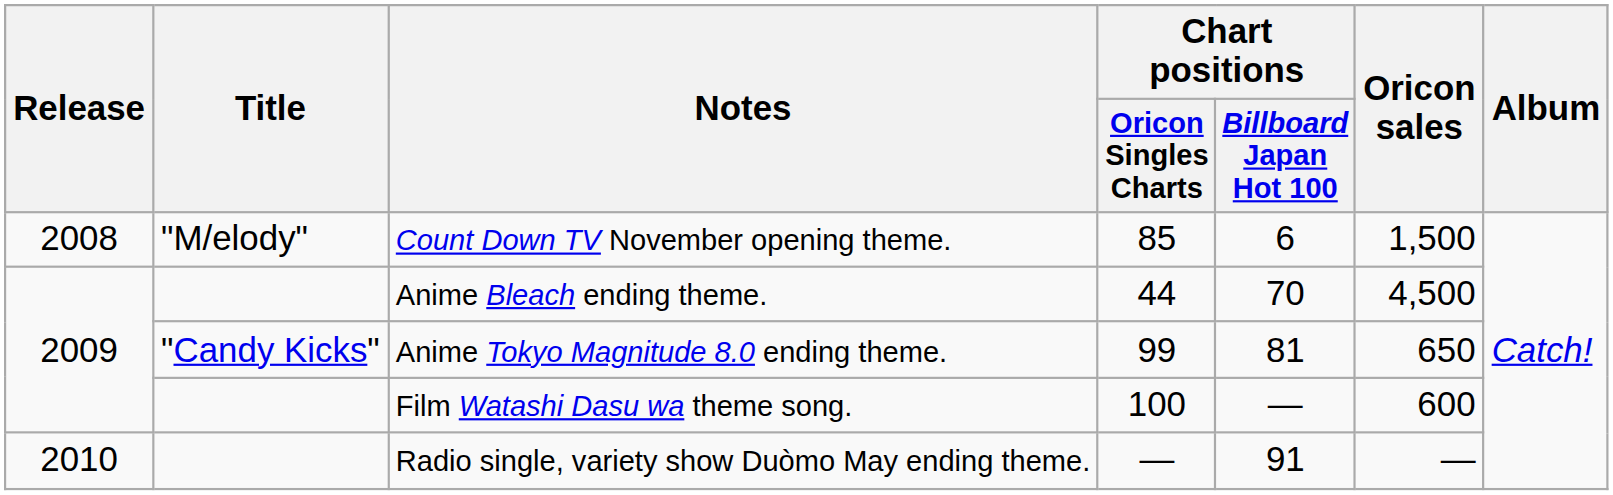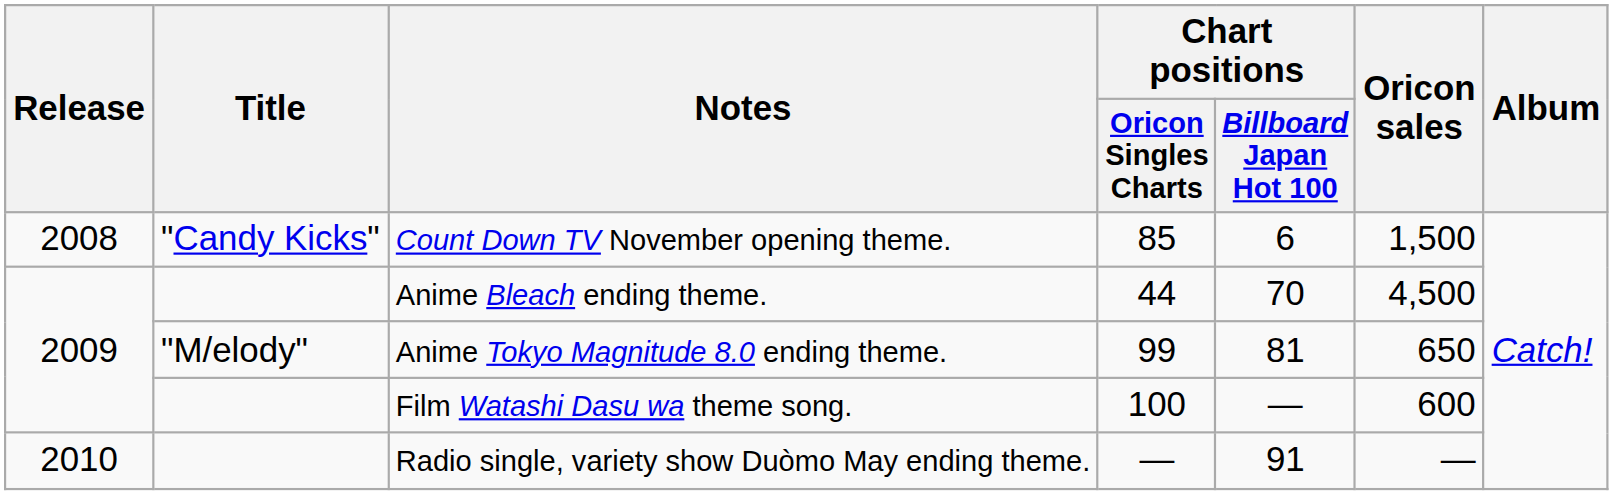(235, 238) "M/elody" -> (270, 238) "Candy Kicks"
(270, 349) "Candy Kicks" -> (235, 349) "M/elody"
